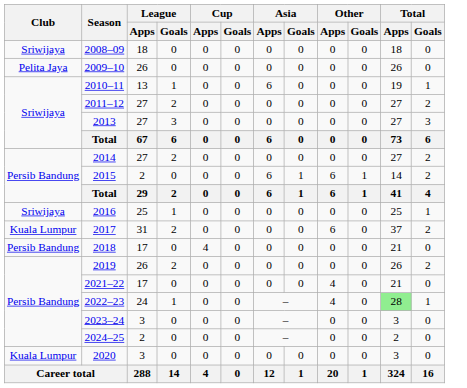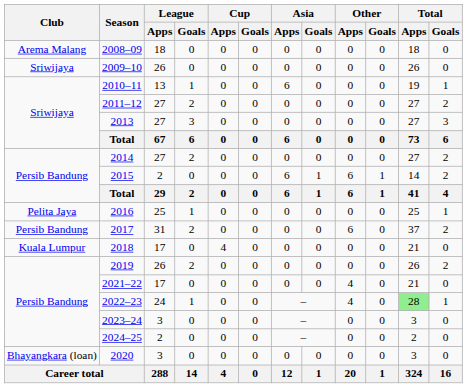(43, 49) Sriwijaya -> (52, 49) Arema Malang
(43, 67) Pelita Jaya -> (52, 67) Sriwijaya
(43, 211) Sriwijaya -> (52, 211) Pelita Jaya
(43, 229) Kuala Lumpur -> (52, 229) Persib Bandung
(43, 247) Persib Bandung -> (52, 247) Kuala Lumpur
(43, 355) Kuala Lumpur -> (52, 355) Bhayangkara (loan)
